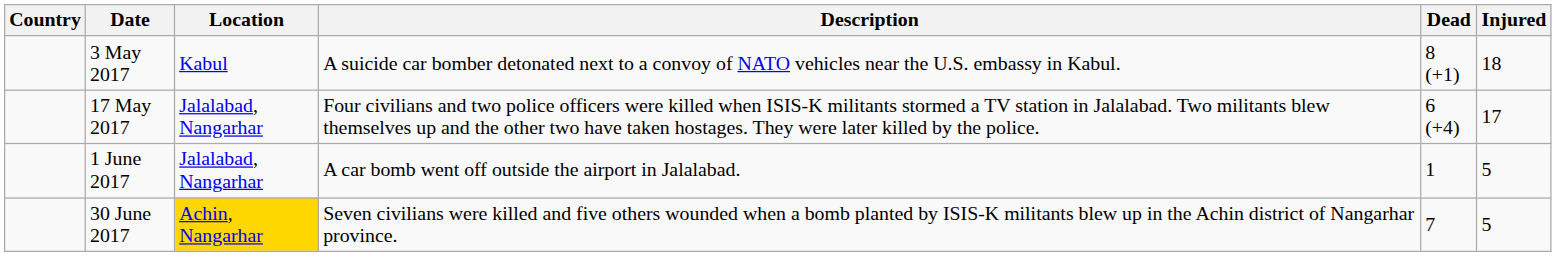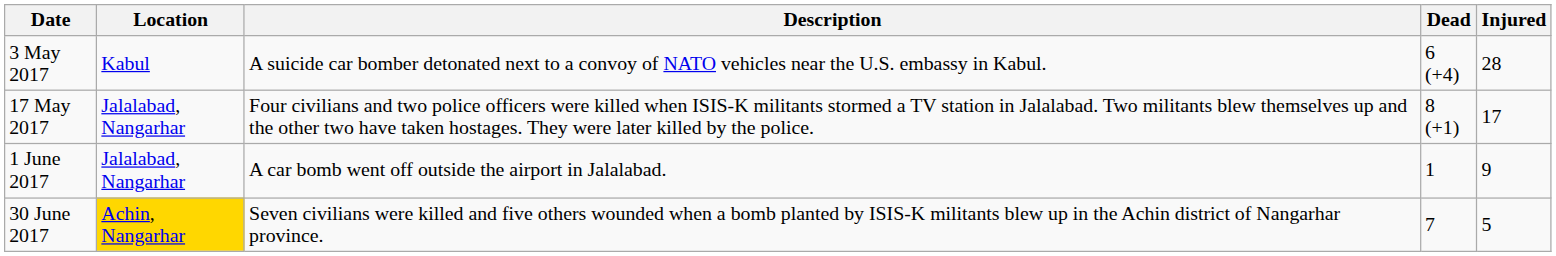- column: (45, 20)
(1442, 62) 8 (+1) -> (1442, 62) 6 (+4)
(1492, 62) 18 -> (1492, 62) 28
(1442, 116) 6 (+4) -> (1442, 116) 8 (+1)
(1487, 170) 5 -> (1487, 170) 9
